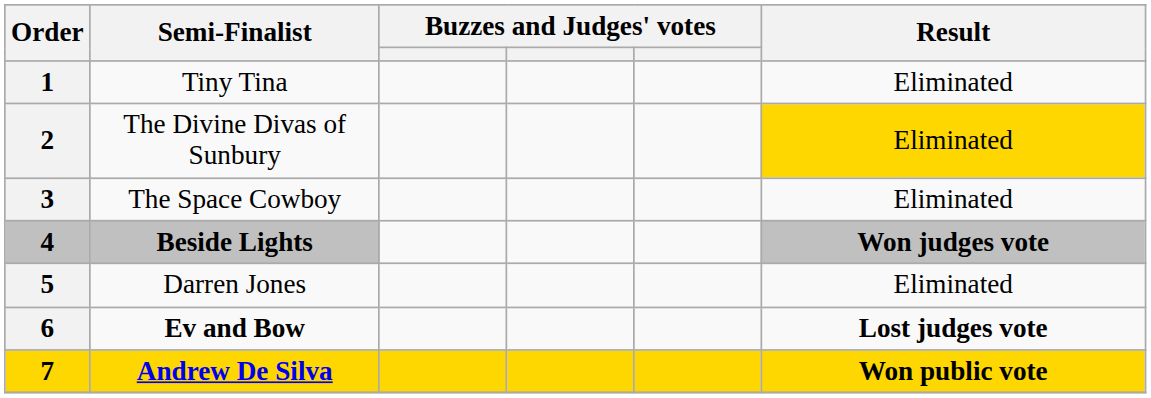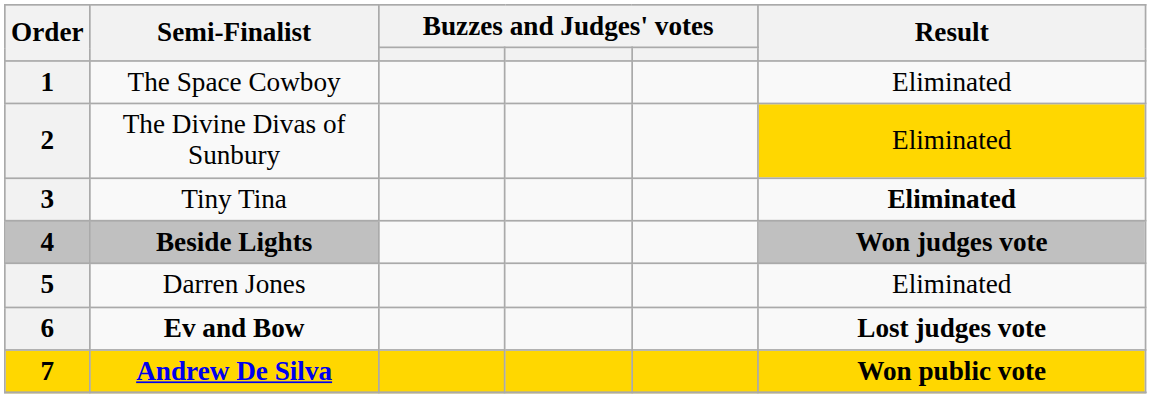(235, 81) Tiny Tina -> (234, 81) The Space Cowboy
(235, 198) The Space Cowboy -> (234, 198) Tiny Tina
(953, 198) normal -> (952, 198) bold
